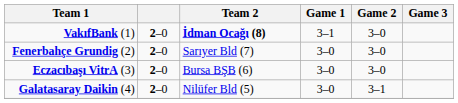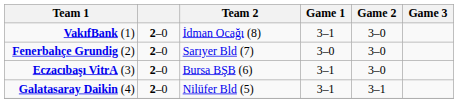(224, 32) bold -> (222, 32) normal
(326, 70) 3–0 -> (326, 70) 3–1
(326, 88) 3–0 -> (326, 88) 3–1
